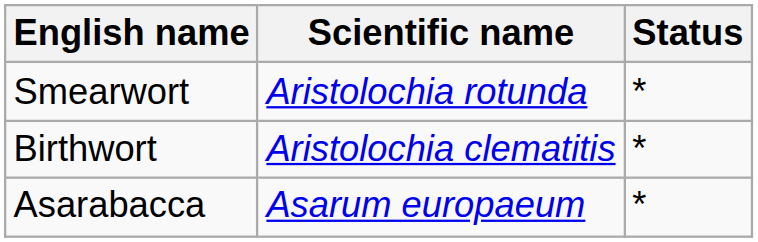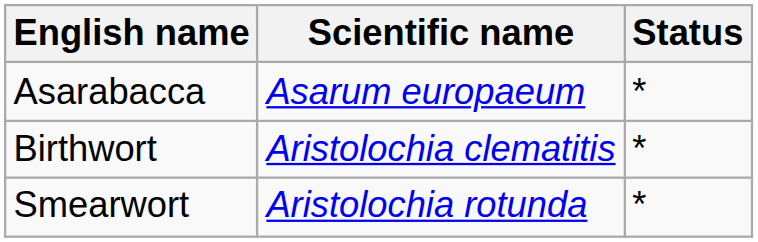rows swapped: (109, 206) <-> (101, 90)
